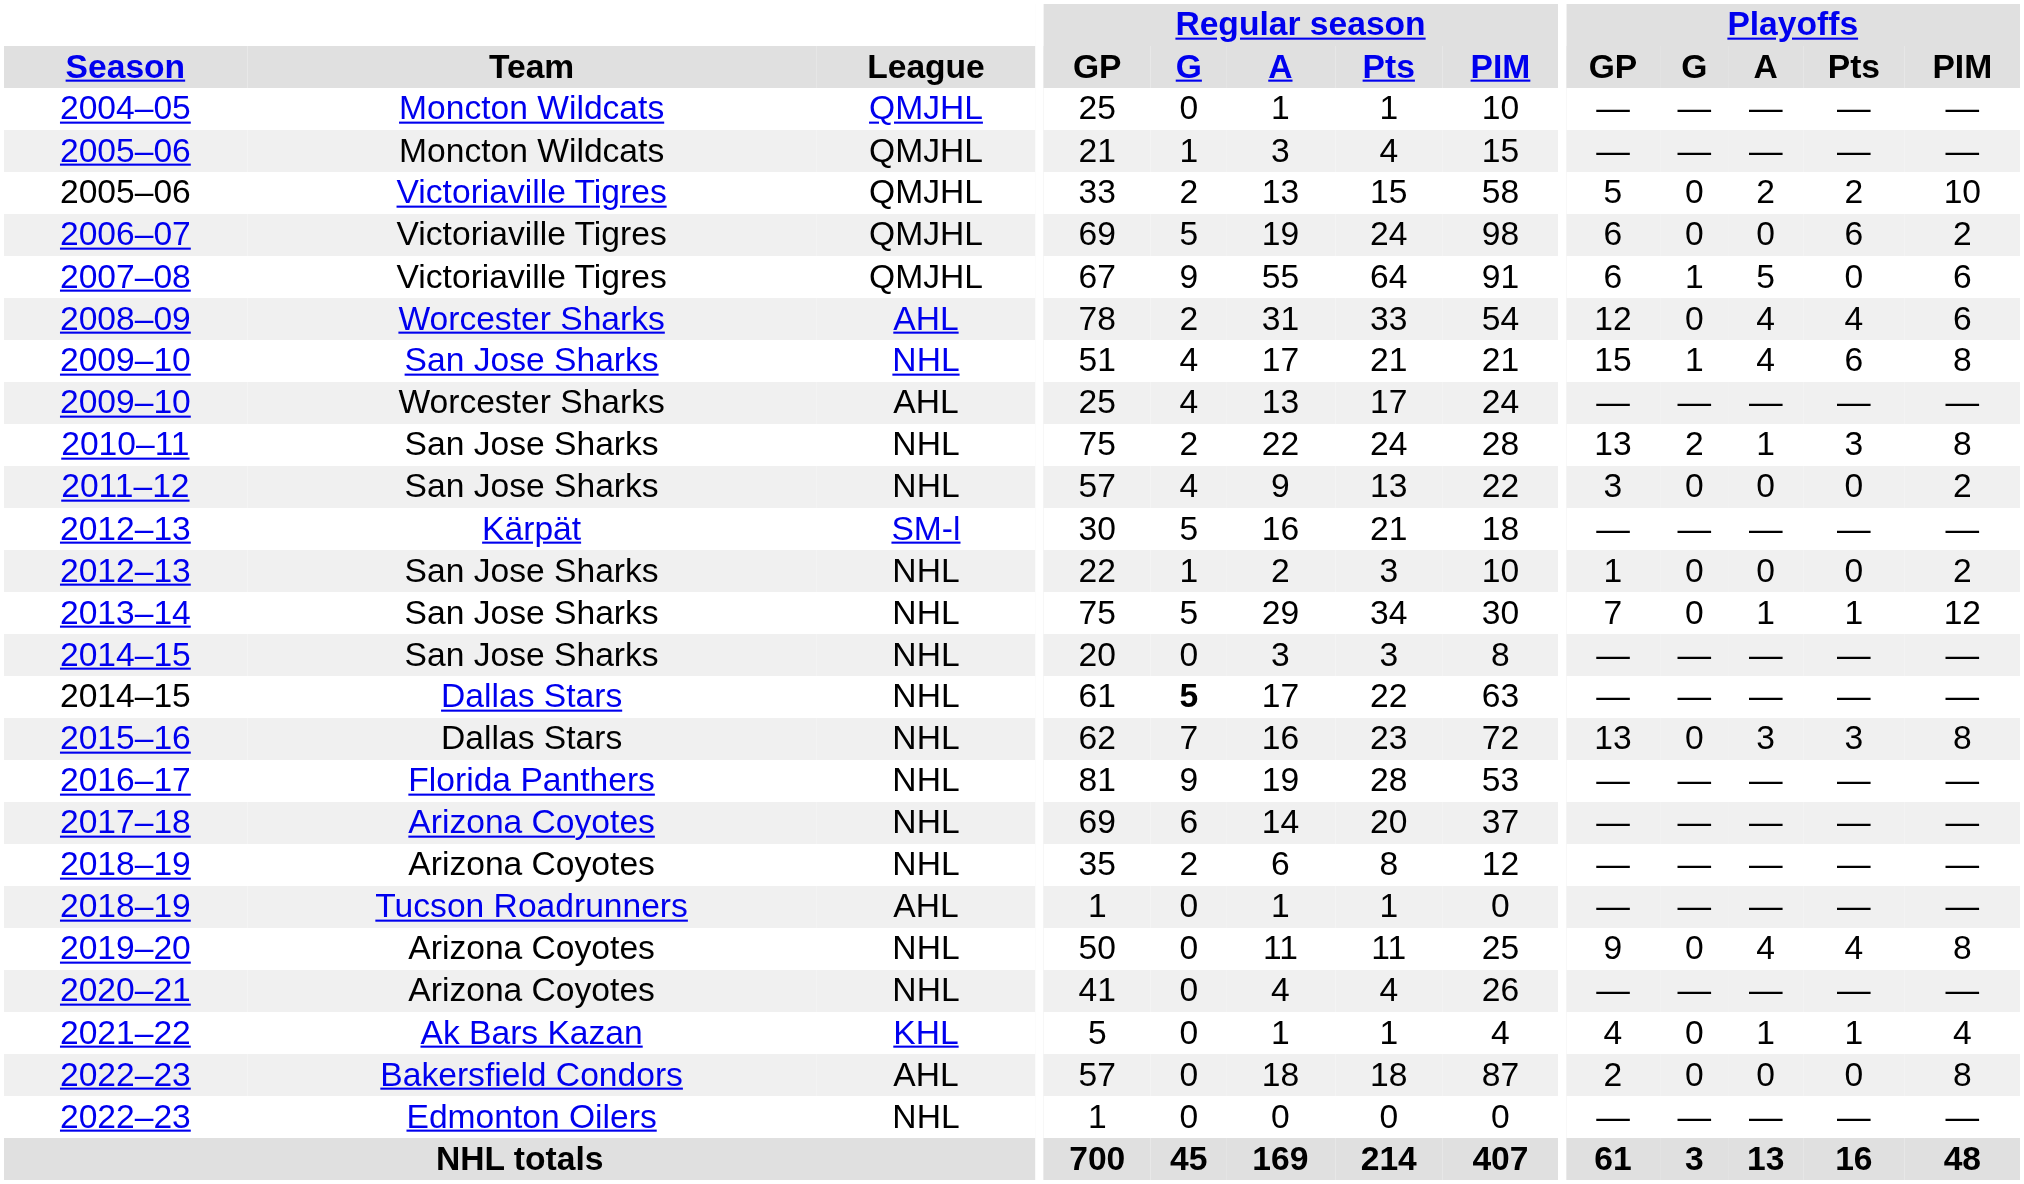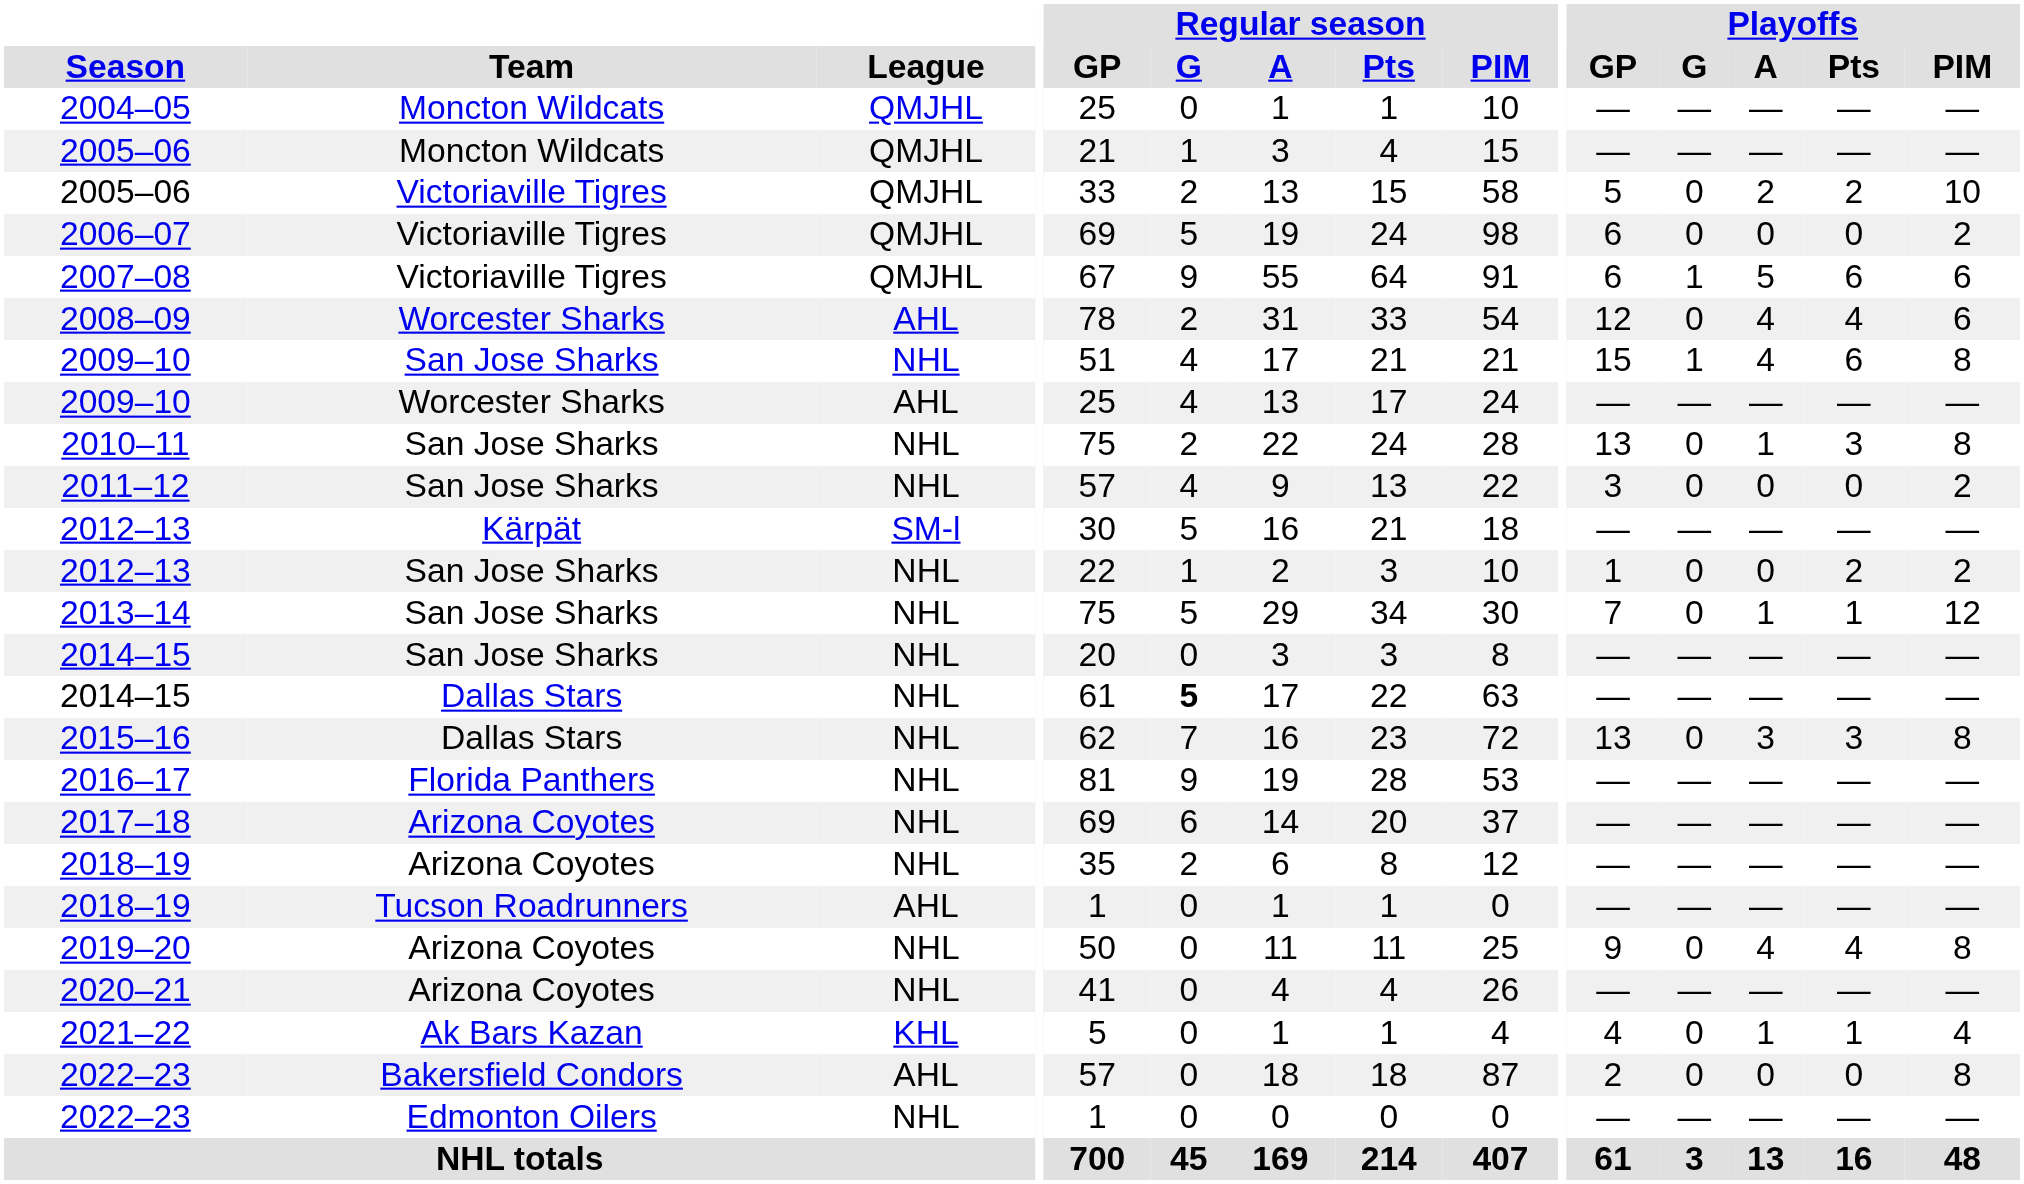(1854, 234) 6 -> (1854, 234) 0
(1854, 276) 0 -> (1854, 276) 6
(1694, 444) 2 -> (1694, 444) 0
(1854, 570) 0 -> (1854, 570) 2
